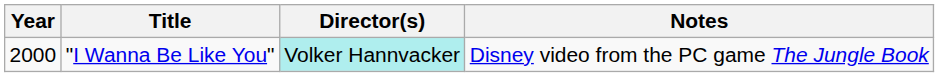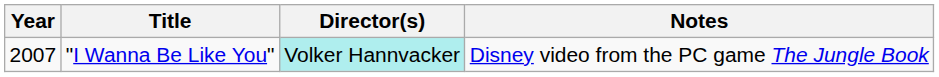(33, 54) 2000 -> (33, 54) 2007
